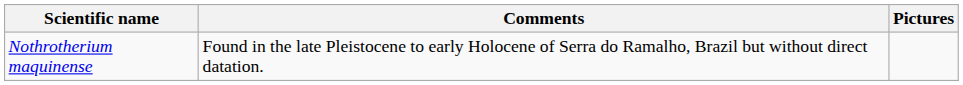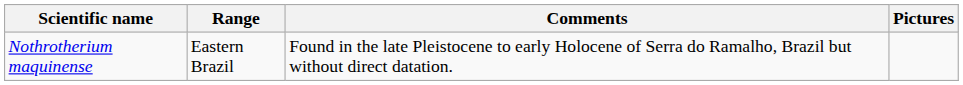+ column: (236, 18)
